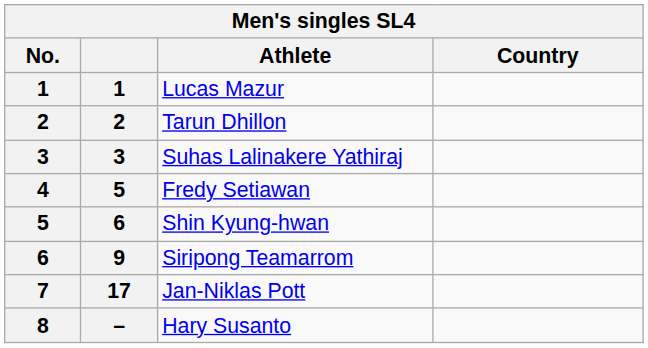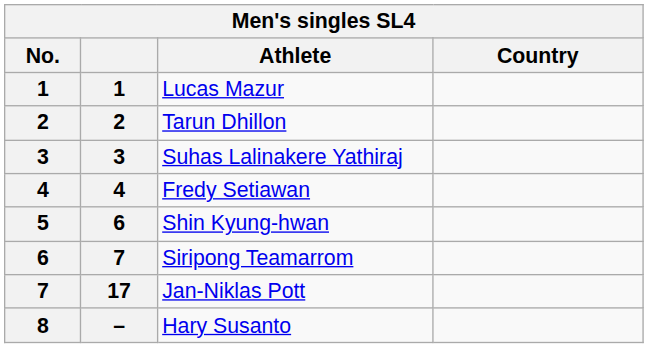(119, 190) 5 -> (119, 190) 4
(119, 257) 9 -> (119, 257) 7
